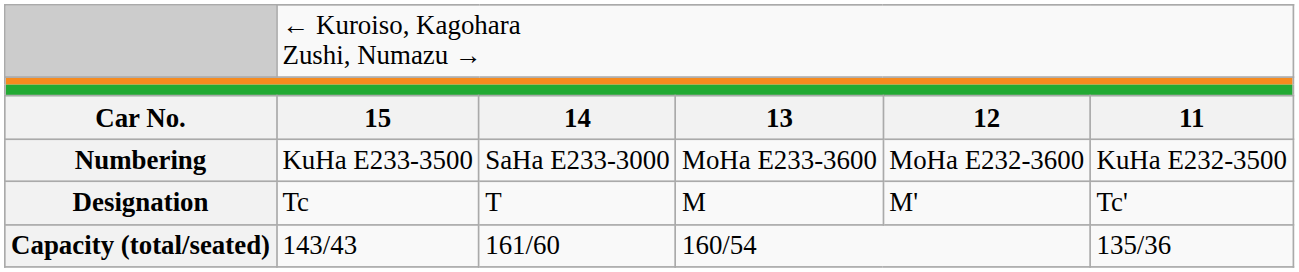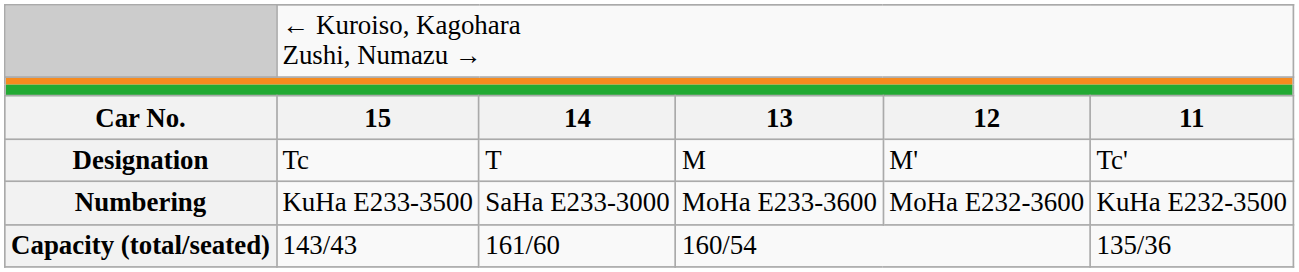rows swapped: (141, 202) <-> (141, 159)
